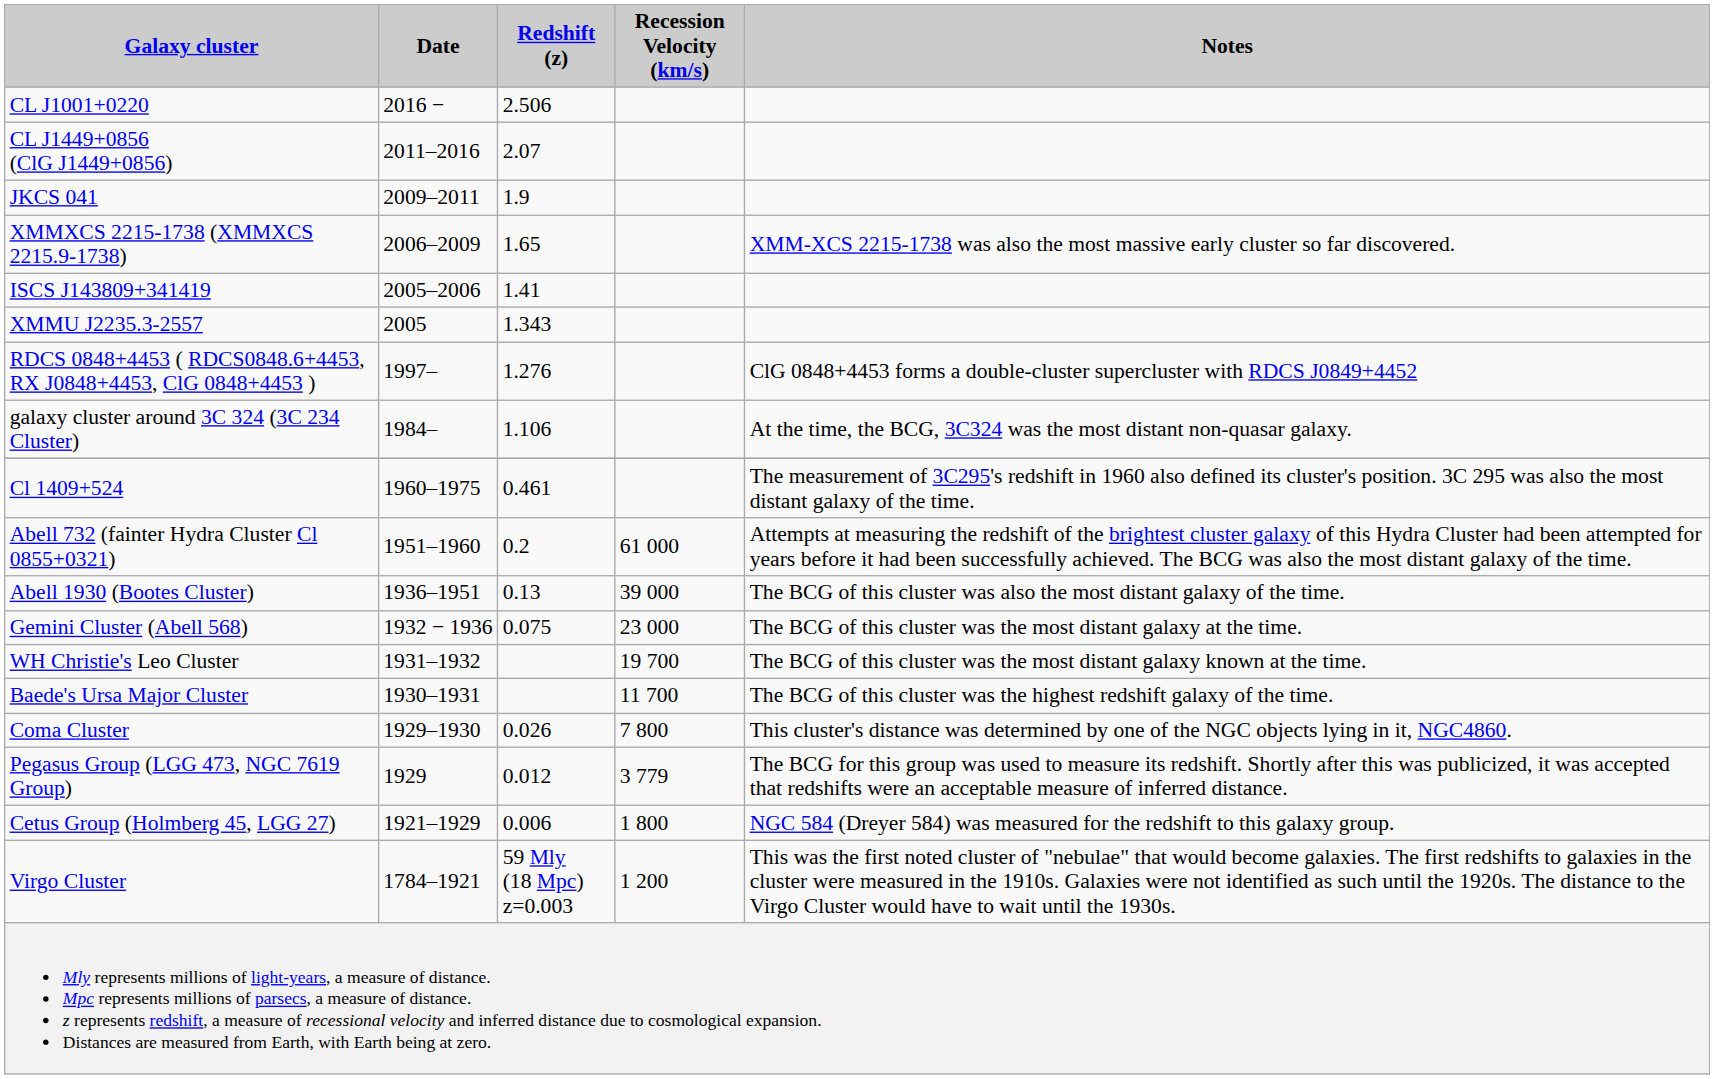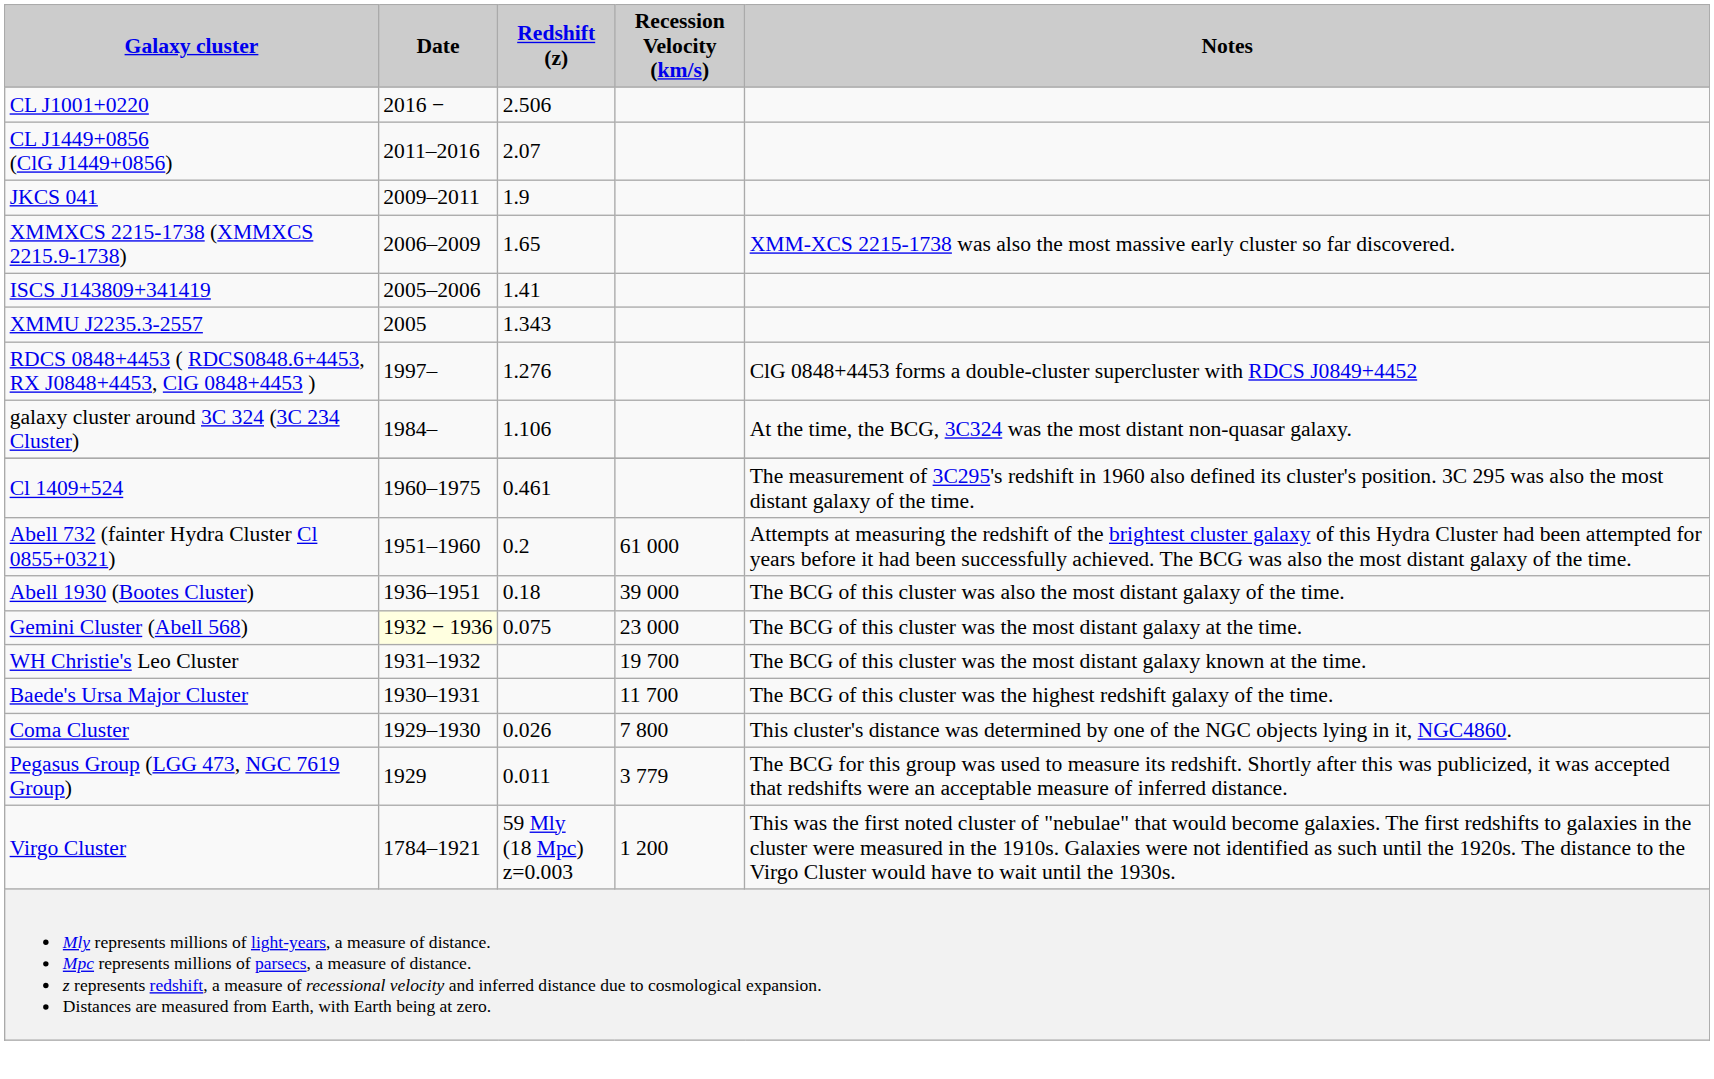(522, 592) 0.13 -> (522, 592) 0.18
(438, 627) no background -> (438, 627) lightyellow background
(527, 776) 0.012 -> (527, 776) 0.011
- row: (173, 822)
